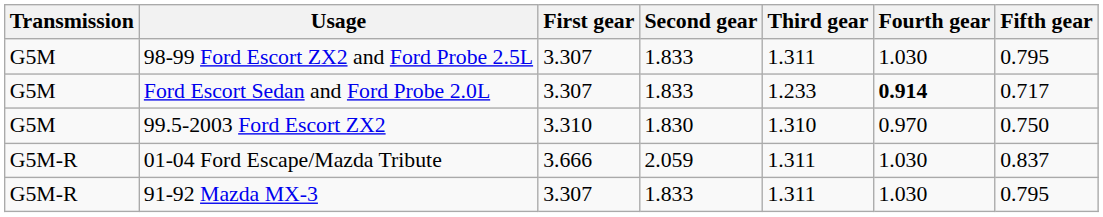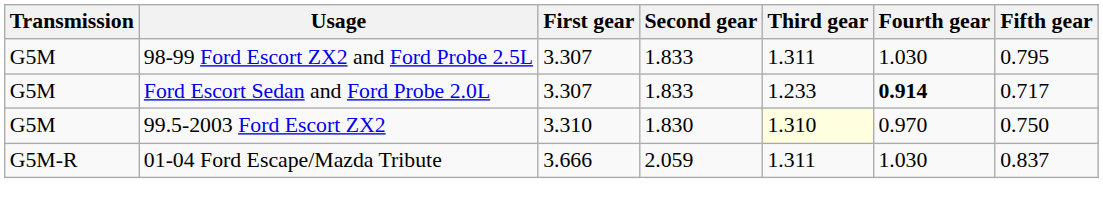(792, 125) no background -> (792, 125) lightyellow background
- row: (231, 194)
